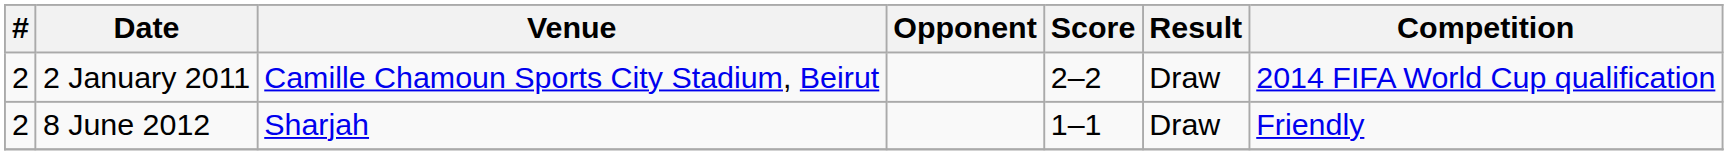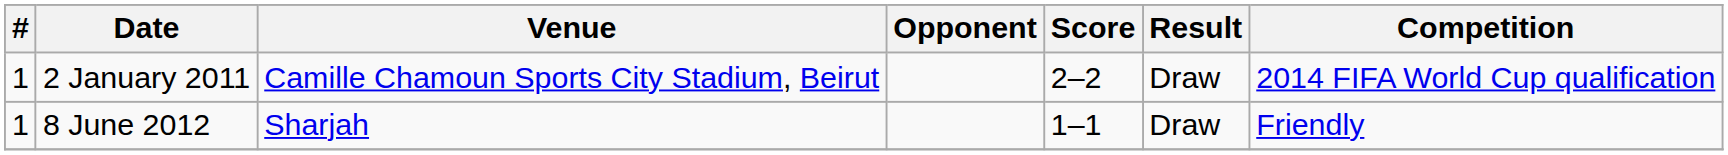(20, 76) 2 -> (20, 76) 1
(20, 125) 2 -> (20, 125) 1
